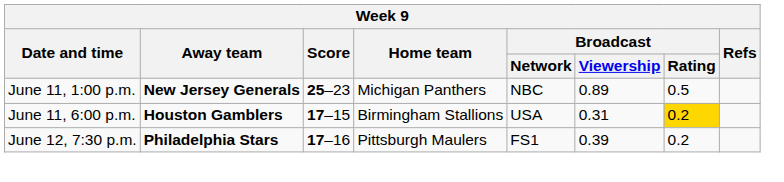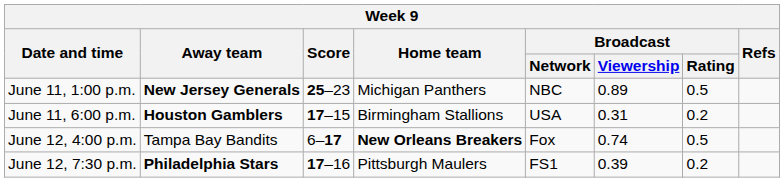(678, 115) gold background -> (697, 115) no background
+ row: (72, 139)
